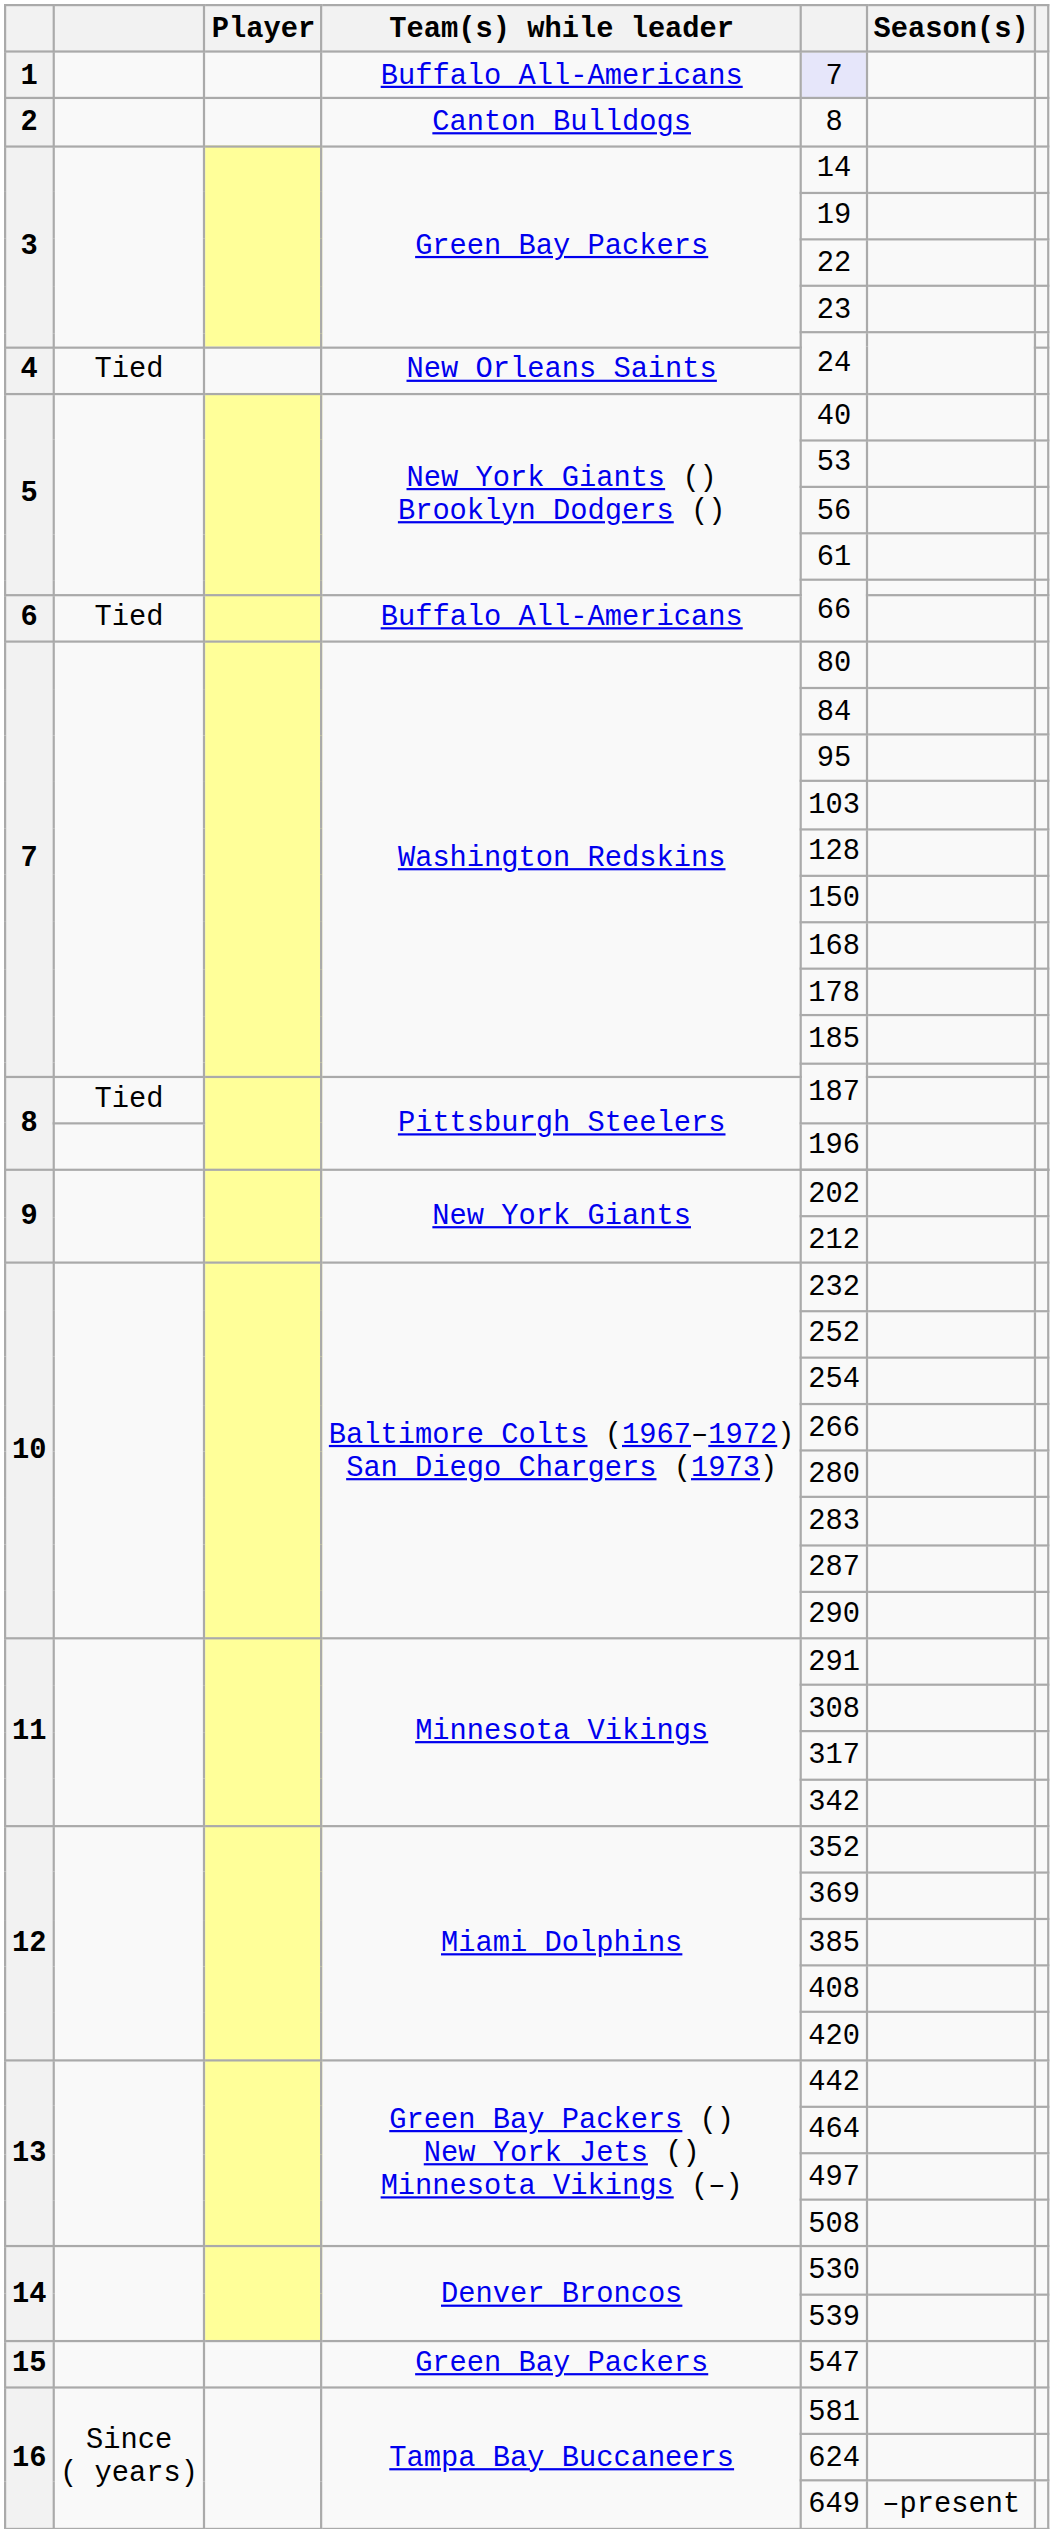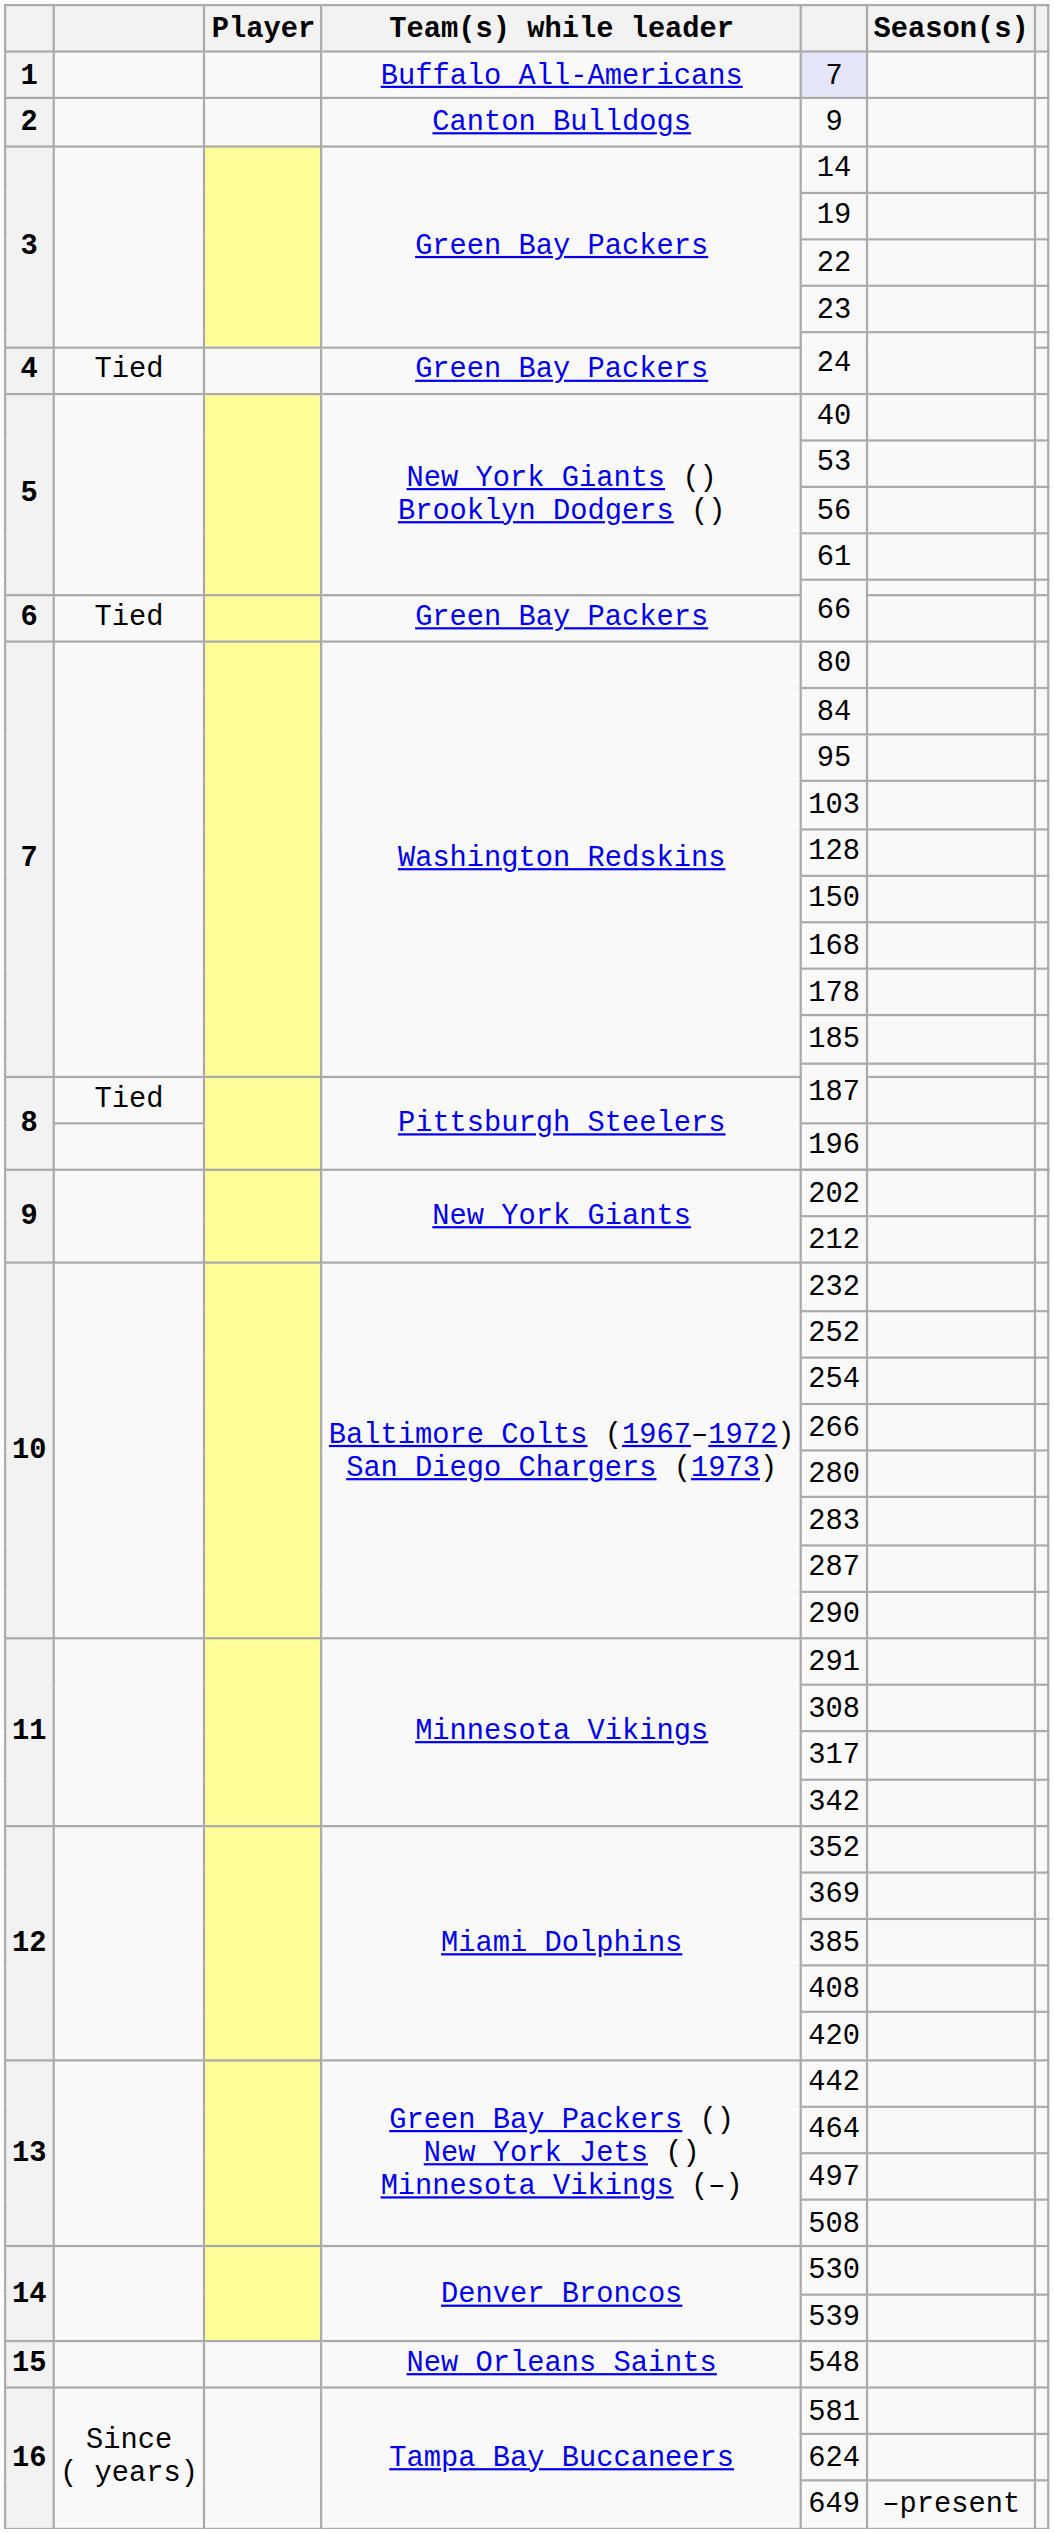(834, 122) 8 -> (834, 122) 9
(562, 370) New Orleans Saints -> (562, 370) Green Bay Packers
(562, 618) Buffalo All-Americans -> (562, 618) Green Bay Packers
(562, 2364) Green Bay Packers -> (562, 2364) New Orleans Saints
(834, 2364) 547 -> (834, 2364) 548
